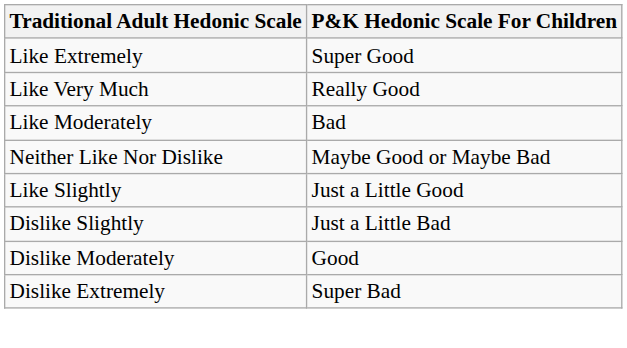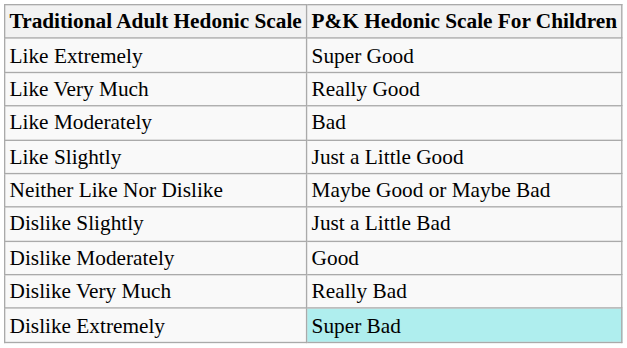rows swapped: (65, 190) <-> (116, 156)
+ row: (90, 291)
(356, 291) no background -> (356, 325) paleturquoise background
